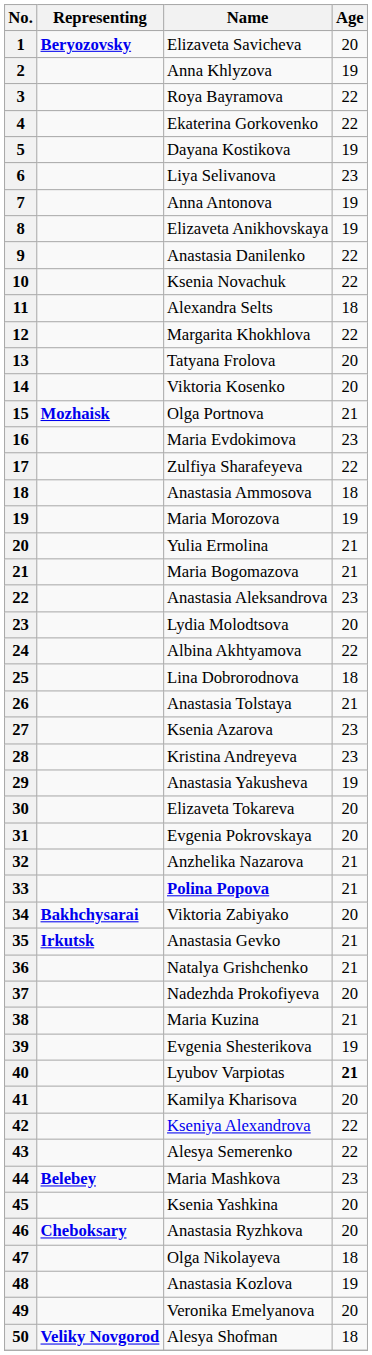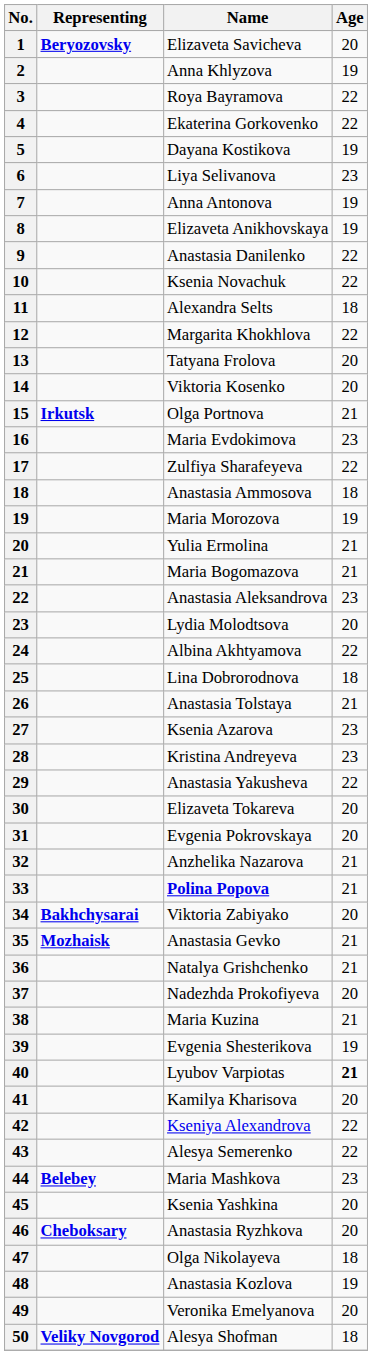(75, 413) Mozhaisk -> (67, 413) Irkutsk
(350, 783) 19 -> (350, 783) 22
(67, 941) Irkutsk -> (75, 941) Mozhaisk
